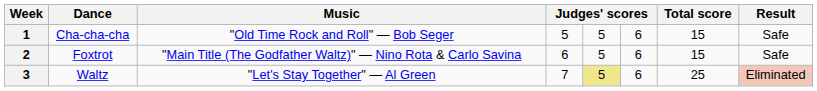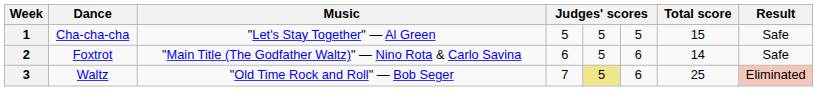(342, 34) "Old Time Rock and Roll" — Bob Seger -> (342, 34) "Let's Stay Together" — Al Green
(638, 34) 6 -> (638, 34) 5
(698, 55) 15 -> (698, 55) 14
(342, 75) "Let's Stay Together" — Al Green -> (342, 75) "Old Time Rock and Roll" — Bob Seger
